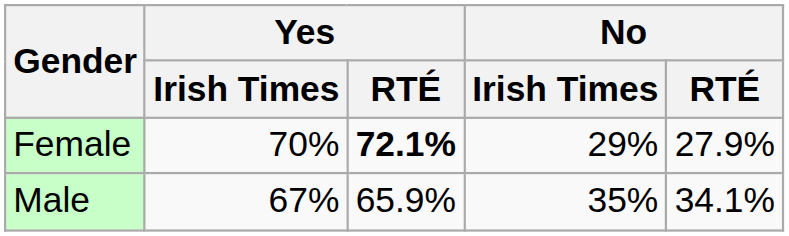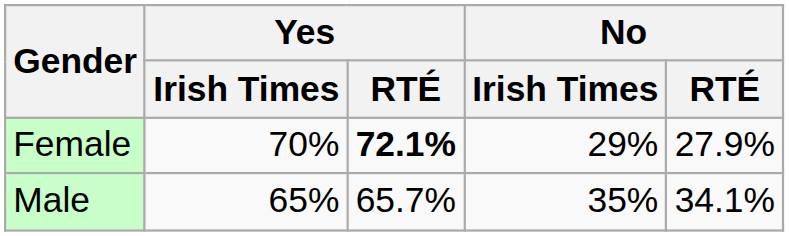(304, 200) 67% -> (304, 200) 65%
(406, 200) 65.9% -> (406, 200) 65.7%
